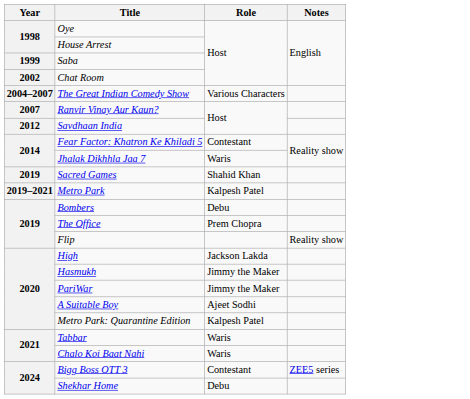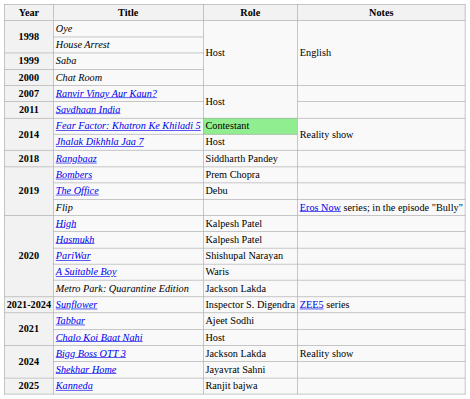(30, 77) 2002 -> (29, 77) 2000
- row: (123, 93)
(30, 126) 2012 -> (29, 110) 2011
(229, 142) no background -> (227, 126) lightgreen background
(219, 158) Waris -> (215, 142) Host
+ row: (76, 158)
- row: (87, 175)
- row: (81, 191)
(218, 207) Debu -> (233, 175) Prem Chopra
(234, 223) Prem Chopra -> (217, 191) Debu
(316, 239) Reality show -> (381, 207) Eros Now series; in the episode "Bully"
(237, 256) Jackson Lakda -> (234, 223) Kalpesh Patel
(243, 272) Jimmy the Maker -> (234, 239) Kalpesh Patel
(243, 288) Jimmy the Maker -> (244, 256) Shishupal Narayan
(231, 304) Ajeet Sodhi -> (217, 272) Waris
(235, 321) Kalpesh Patel -> (236, 288) Jackson Lakda
+ row: (77, 304)
(219, 337) Waris -> (230, 321) Ajeet Sodhi
(219, 353) Waris -> (215, 337) Host
(229, 369) Contestant -> (236, 353) Jackson Lakda
(314, 369) ZEE5 series -> (327, 353) Reality show
(218, 386) Debu -> (235, 369) Jayavrat Sahni
+ row: (74, 386)
